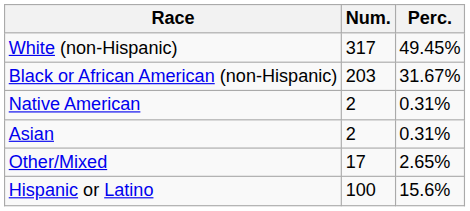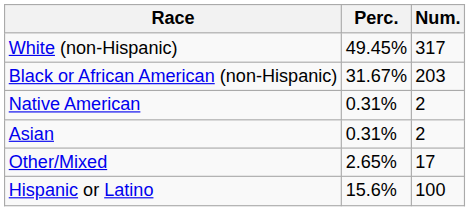columns swapped: (368, 18) <-> (430, 18)
